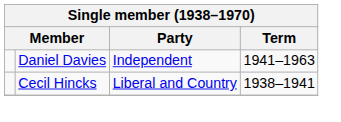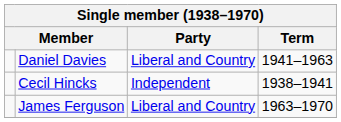(152, 60) Independent -> (193, 60) Liberal and Country
(175, 83) Liberal and Country -> (170, 83) Independent
+ row: (71, 106)
